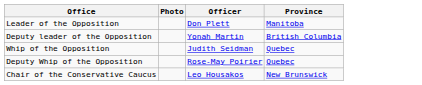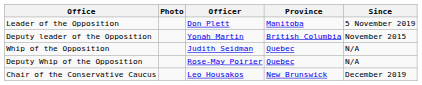+ column: (380, 11)
